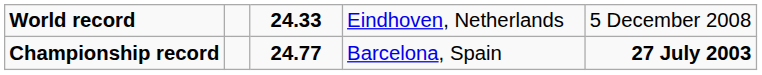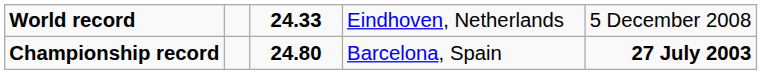(296, 52) 24.77 -> (296, 52) 24.80
